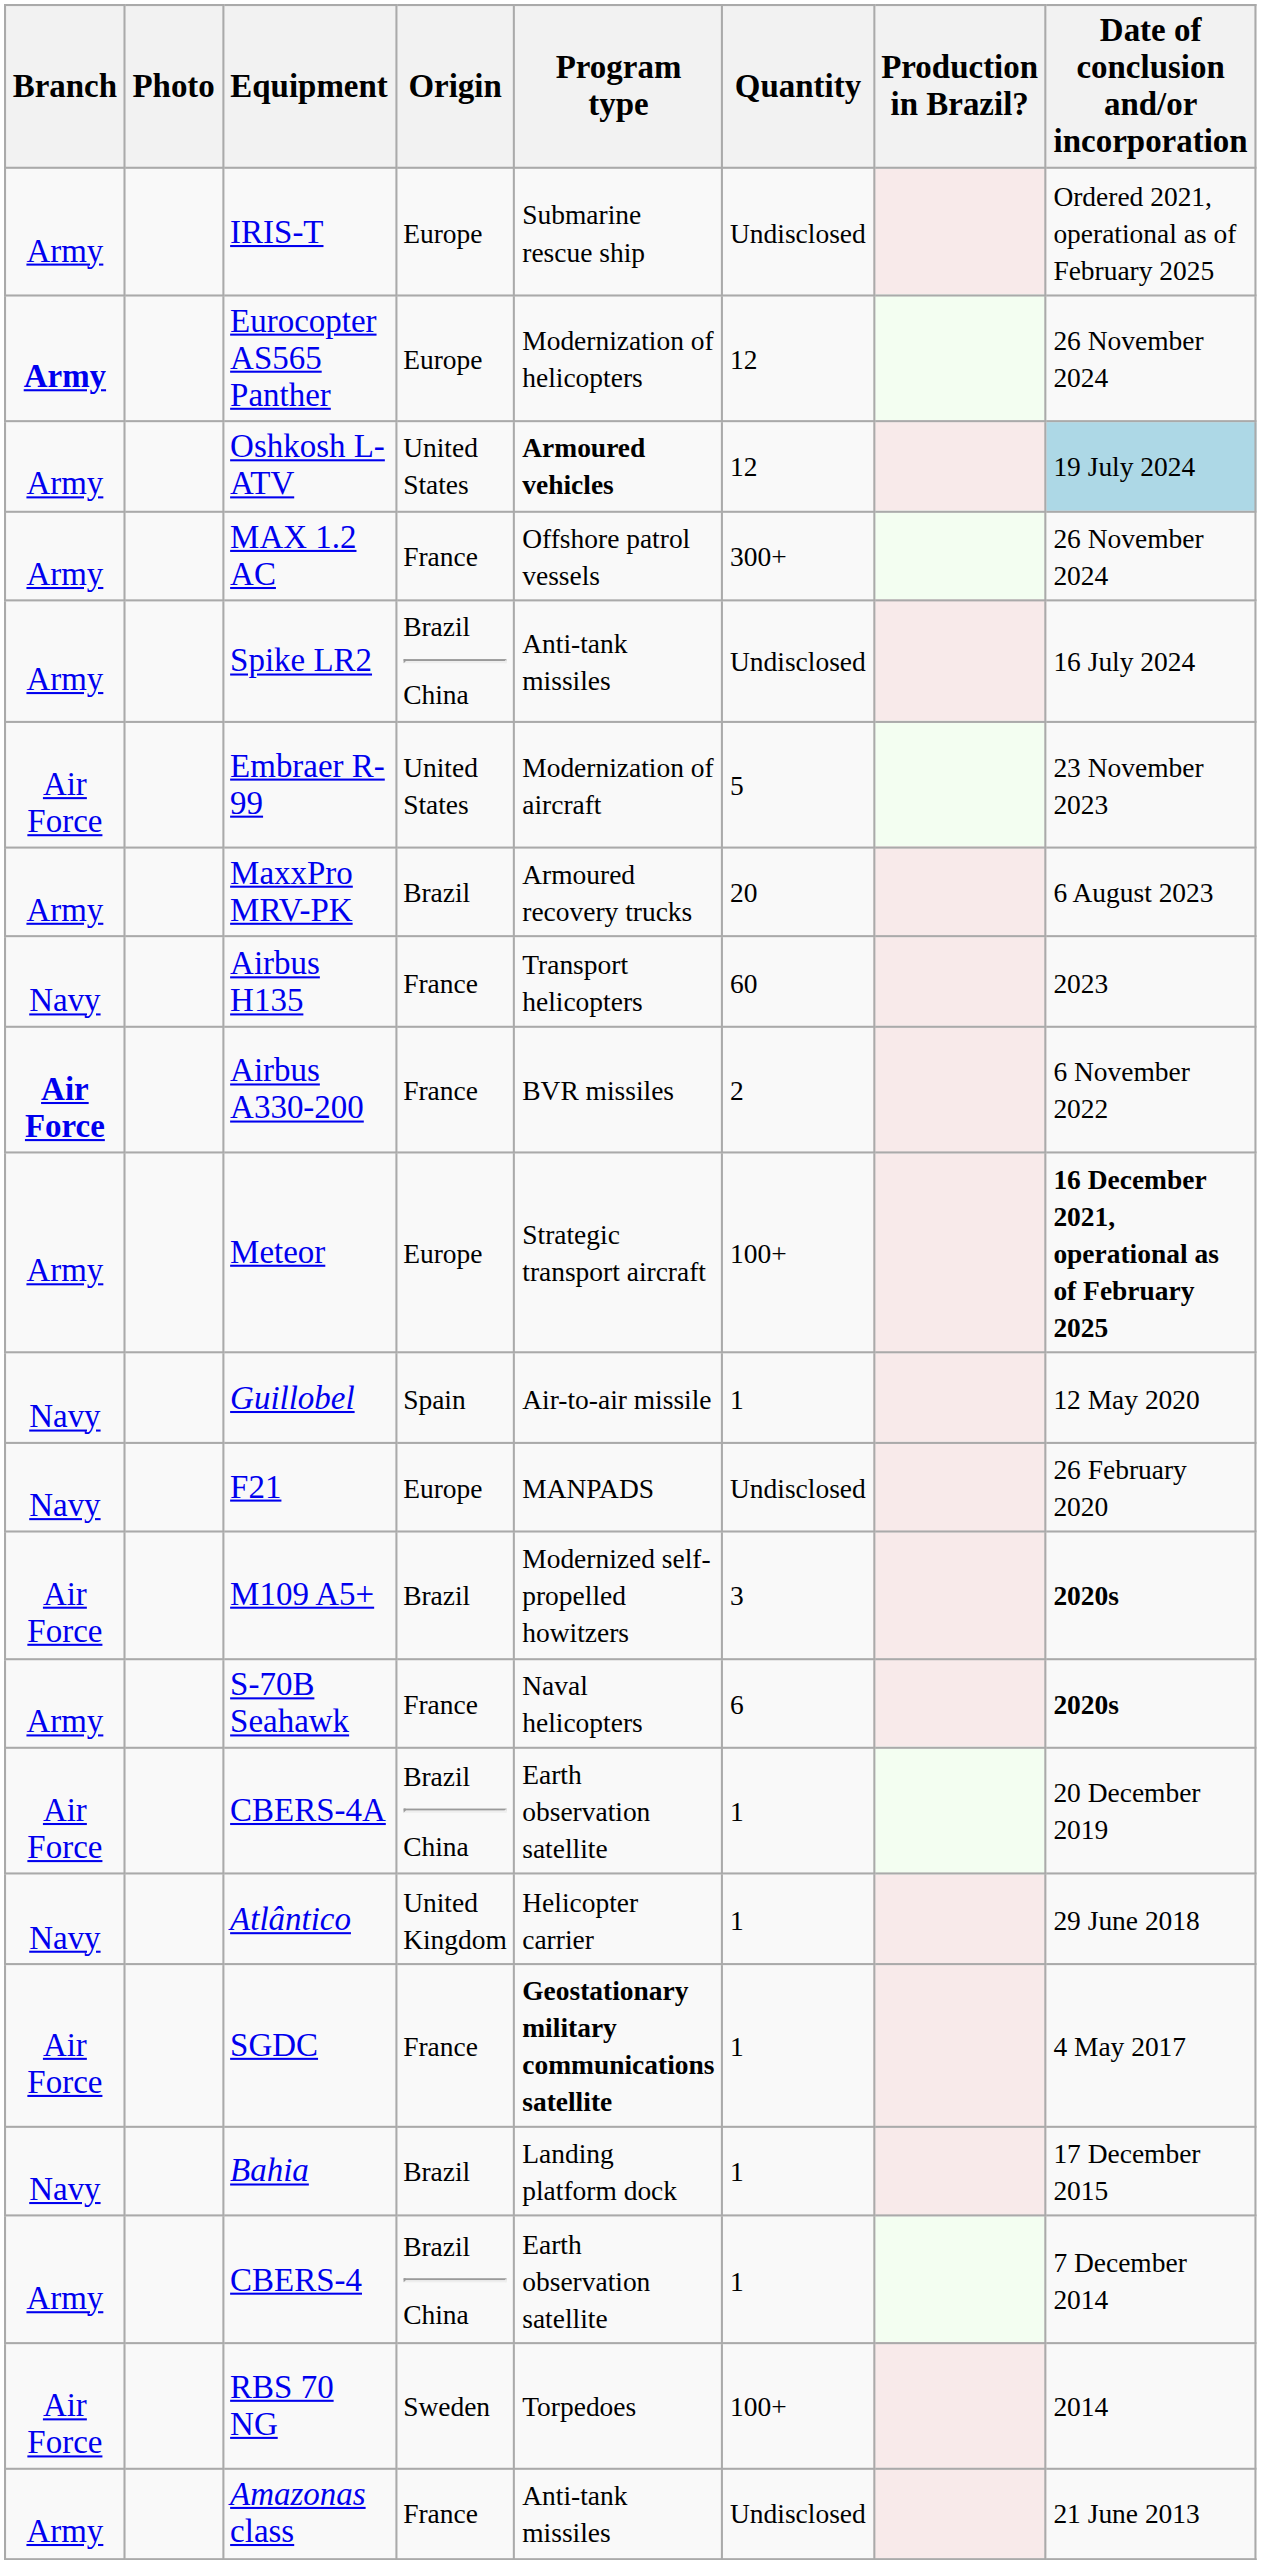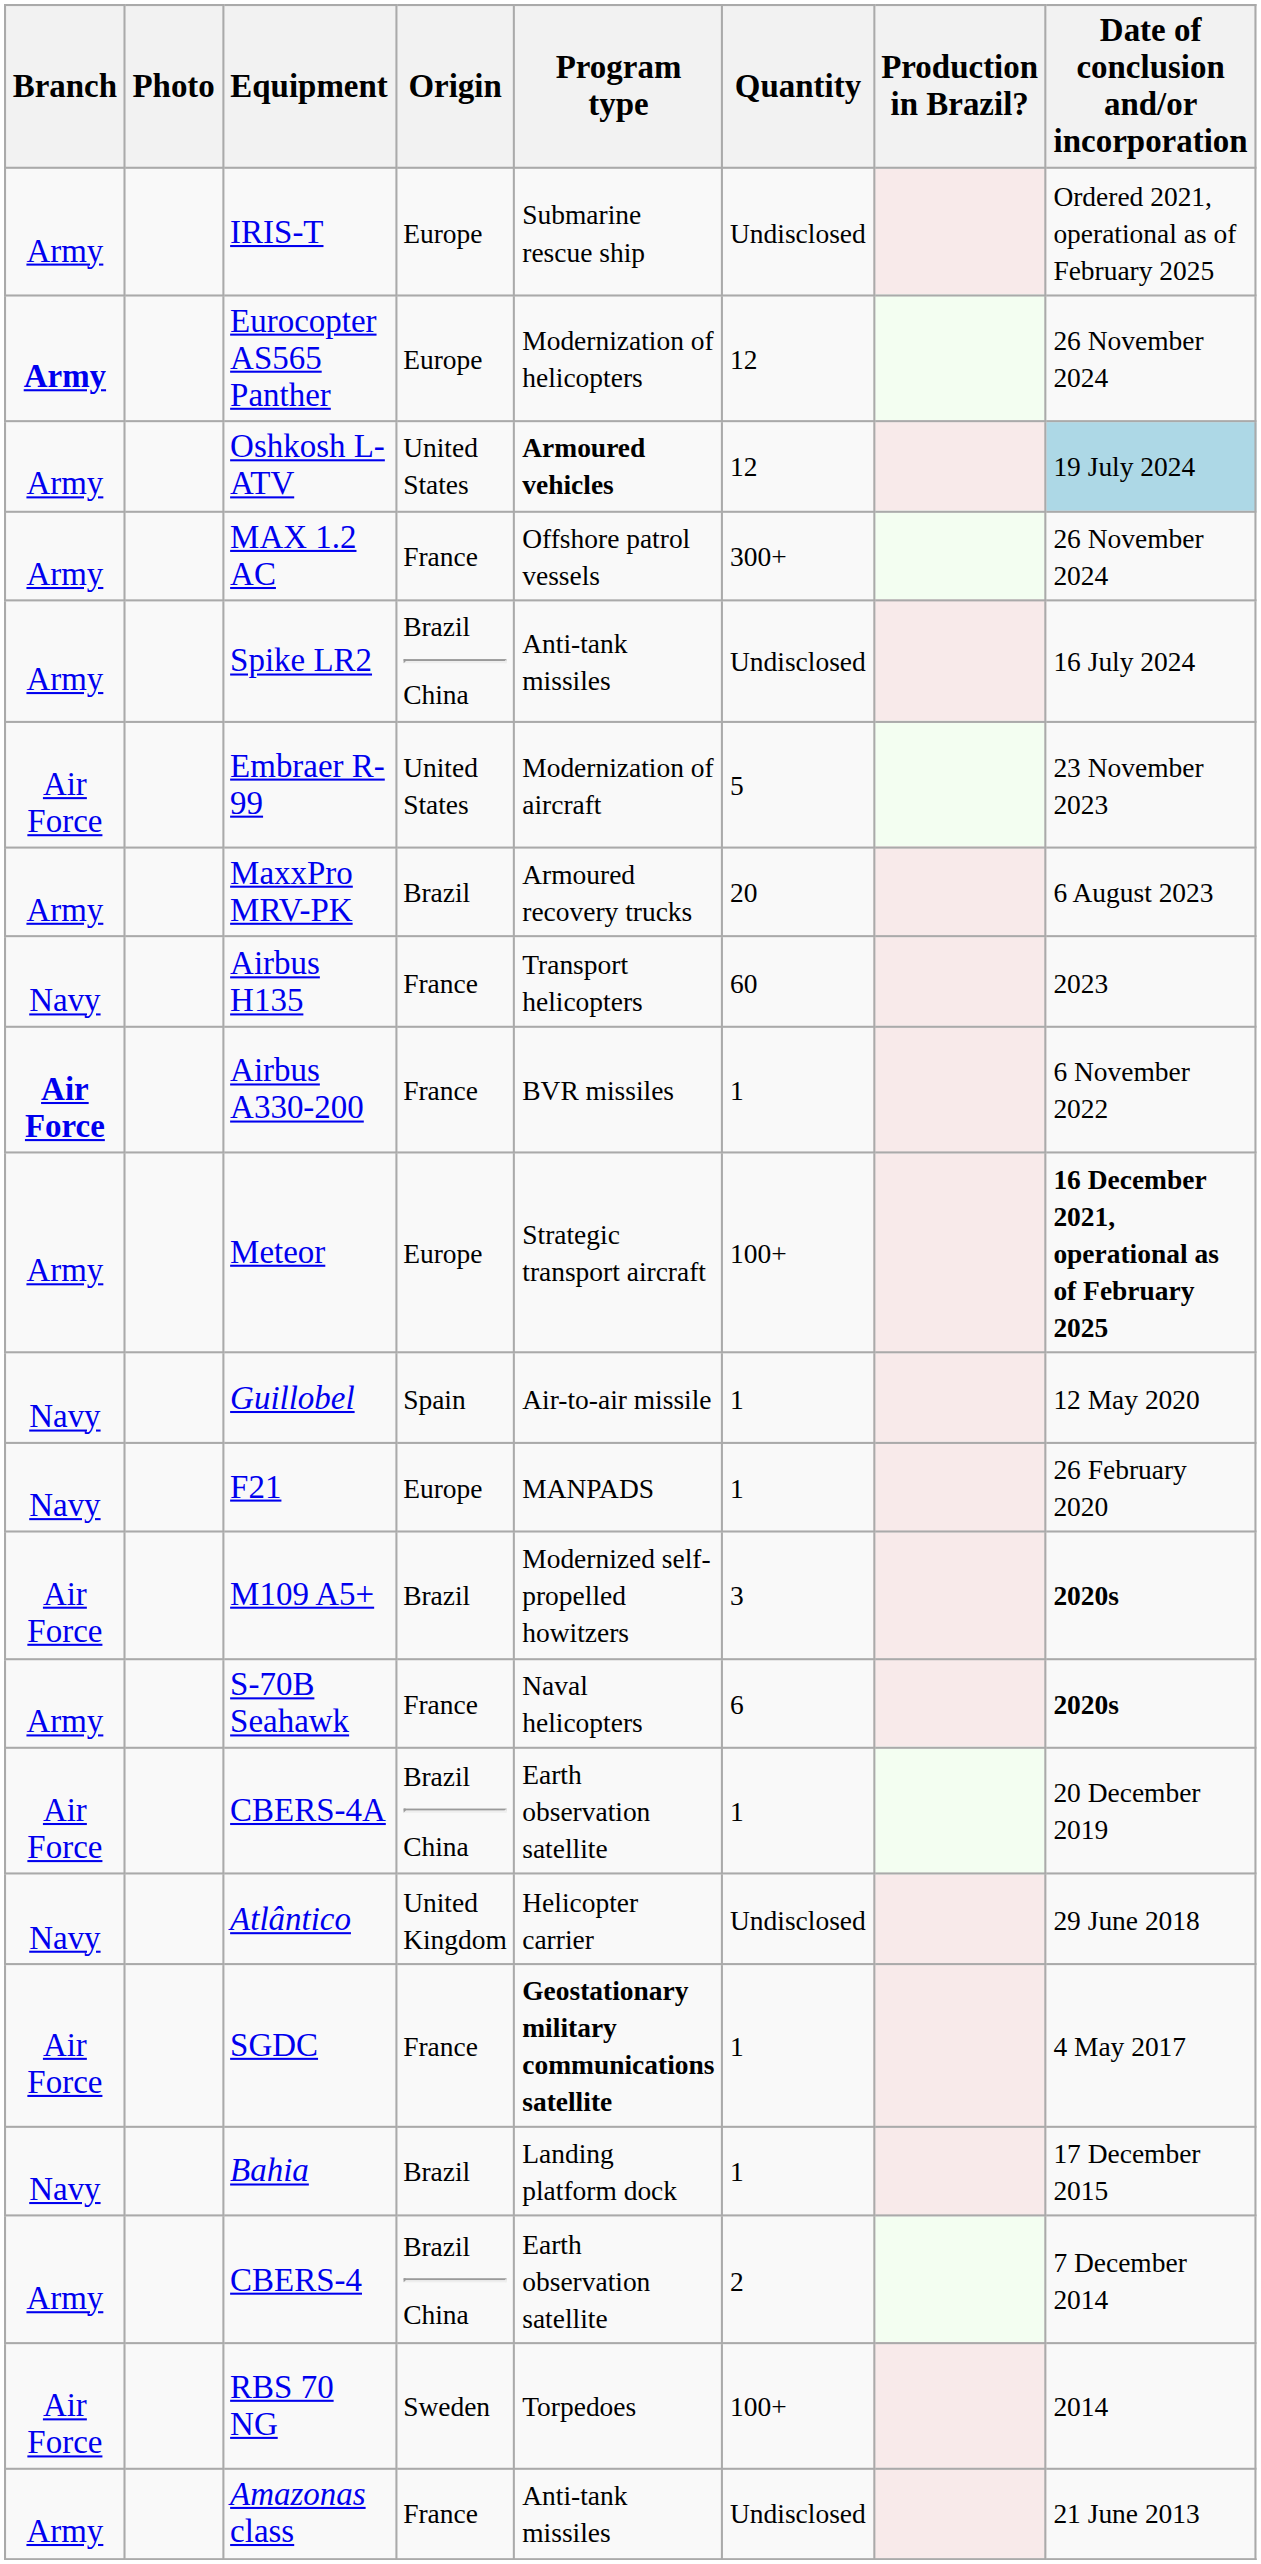(737, 1090) 2 -> (737, 1090) 1
(798, 1488) Undisclosed -> (737, 1488) 1
(737, 1920) 1 -> (798, 1920) Undisclosed
(737, 2281) 1 -> (737, 2281) 2
